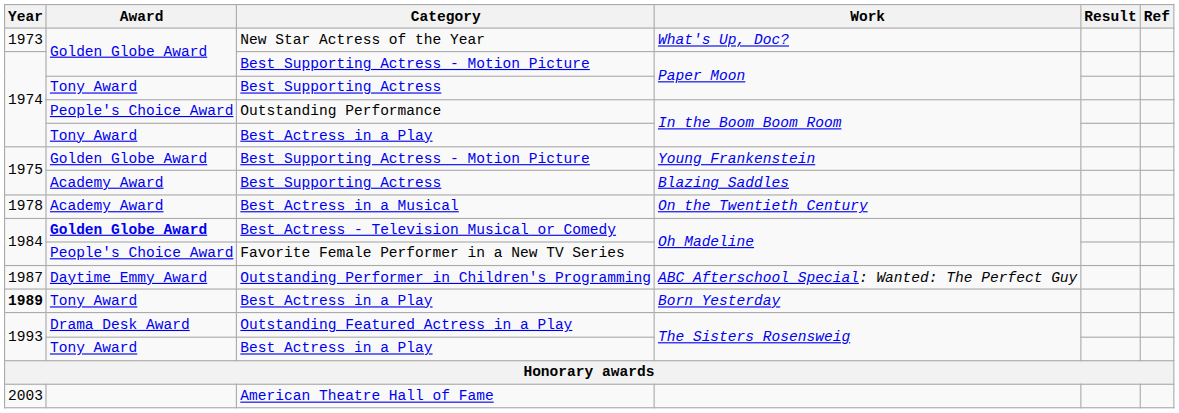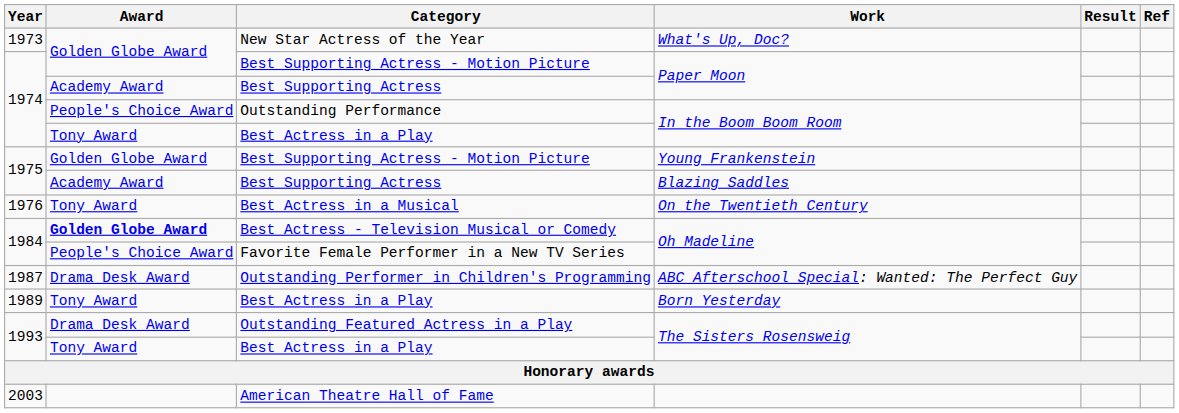(94, 88) Tony Award -> (107, 88) Academy Award
(26, 206) 1978 -> (26, 206) 1976
(107, 206) Academy Award -> (94, 206) Tony Award
(129, 277) Daytime Emmy Award -> (120, 277) Drama Desk Award
(26, 301) bold -> (26, 301) normal
